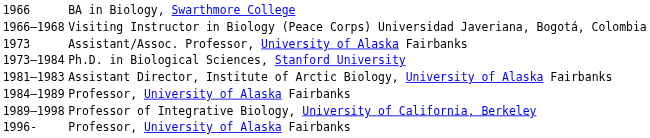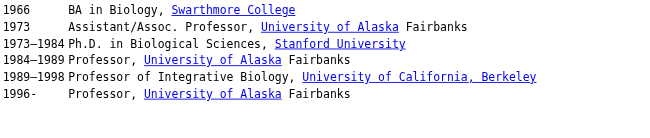- row: (34, 27)
- row: (34, 77)
